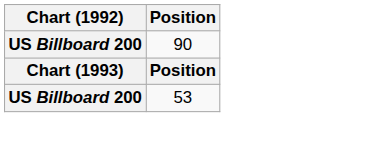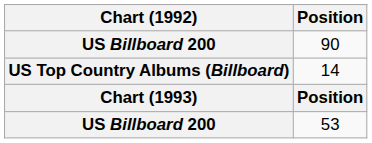+ row: (330, 71)
